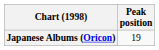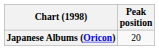(136, 38) 19 -> (136, 38) 20
